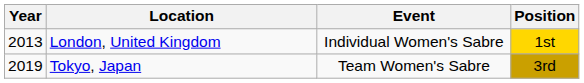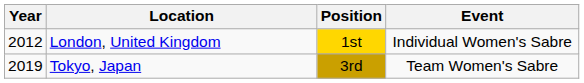columns swapped: (414, 16) <-> (545, 16)
(25, 41) 2013 -> (25, 41) 2012
